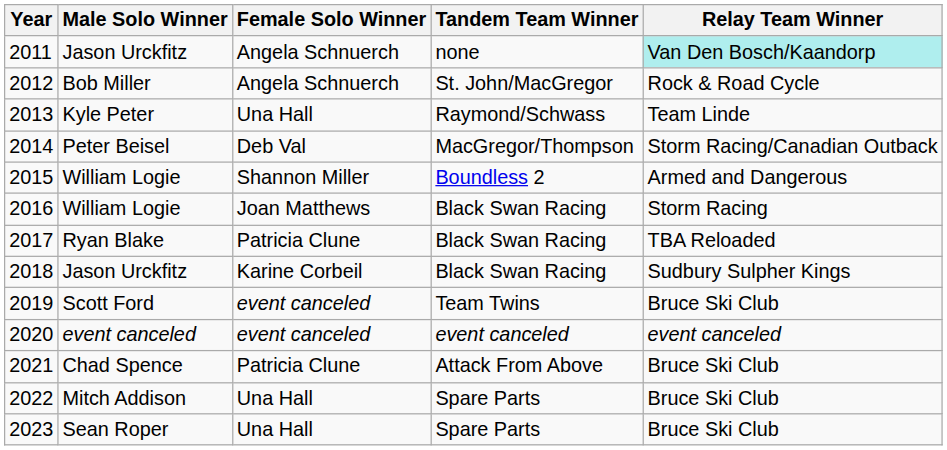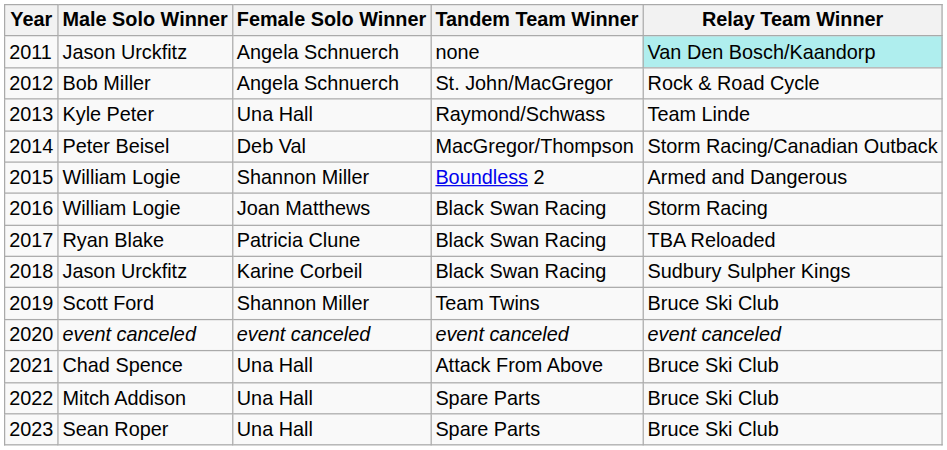(304, 303) event canceled -> (303, 303) Shannon Miller
(299, 366) Patricia Clune -> (275, 366) Una Hall
